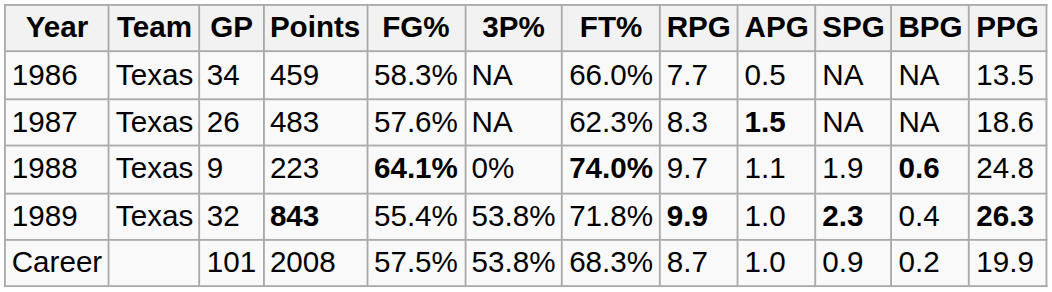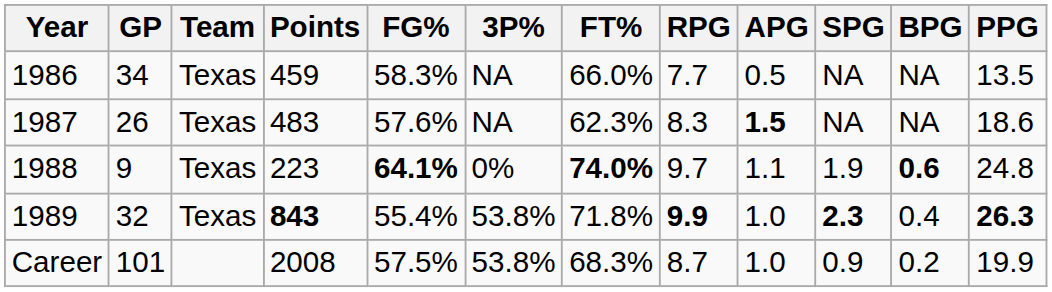columns swapped: (155, 27) <-> (232, 27)
